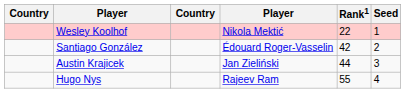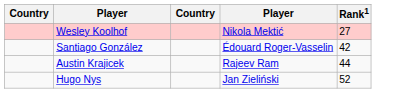- column: (386, 13)
(345, 31) 22 -> (345, 31) 27
(251, 64) Jan Zieliński -> (251, 64) Rajeev Ram
(251, 80) Rajeev Ram -> (251, 80) Jan Zieliński
(345, 80) 55 -> (345, 80) 52
